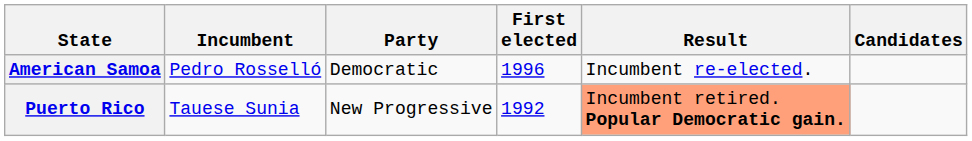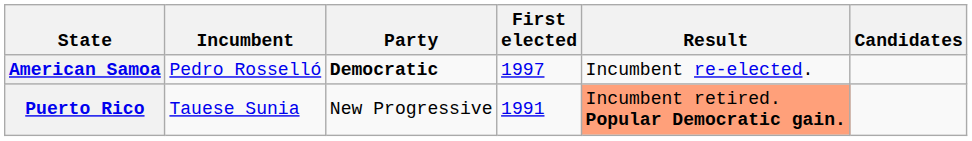(384, 70) normal -> (384, 70) bold
(523, 70) 1996 -> (523, 70) 1997
(523, 110) 1992 -> (523, 110) 1991
